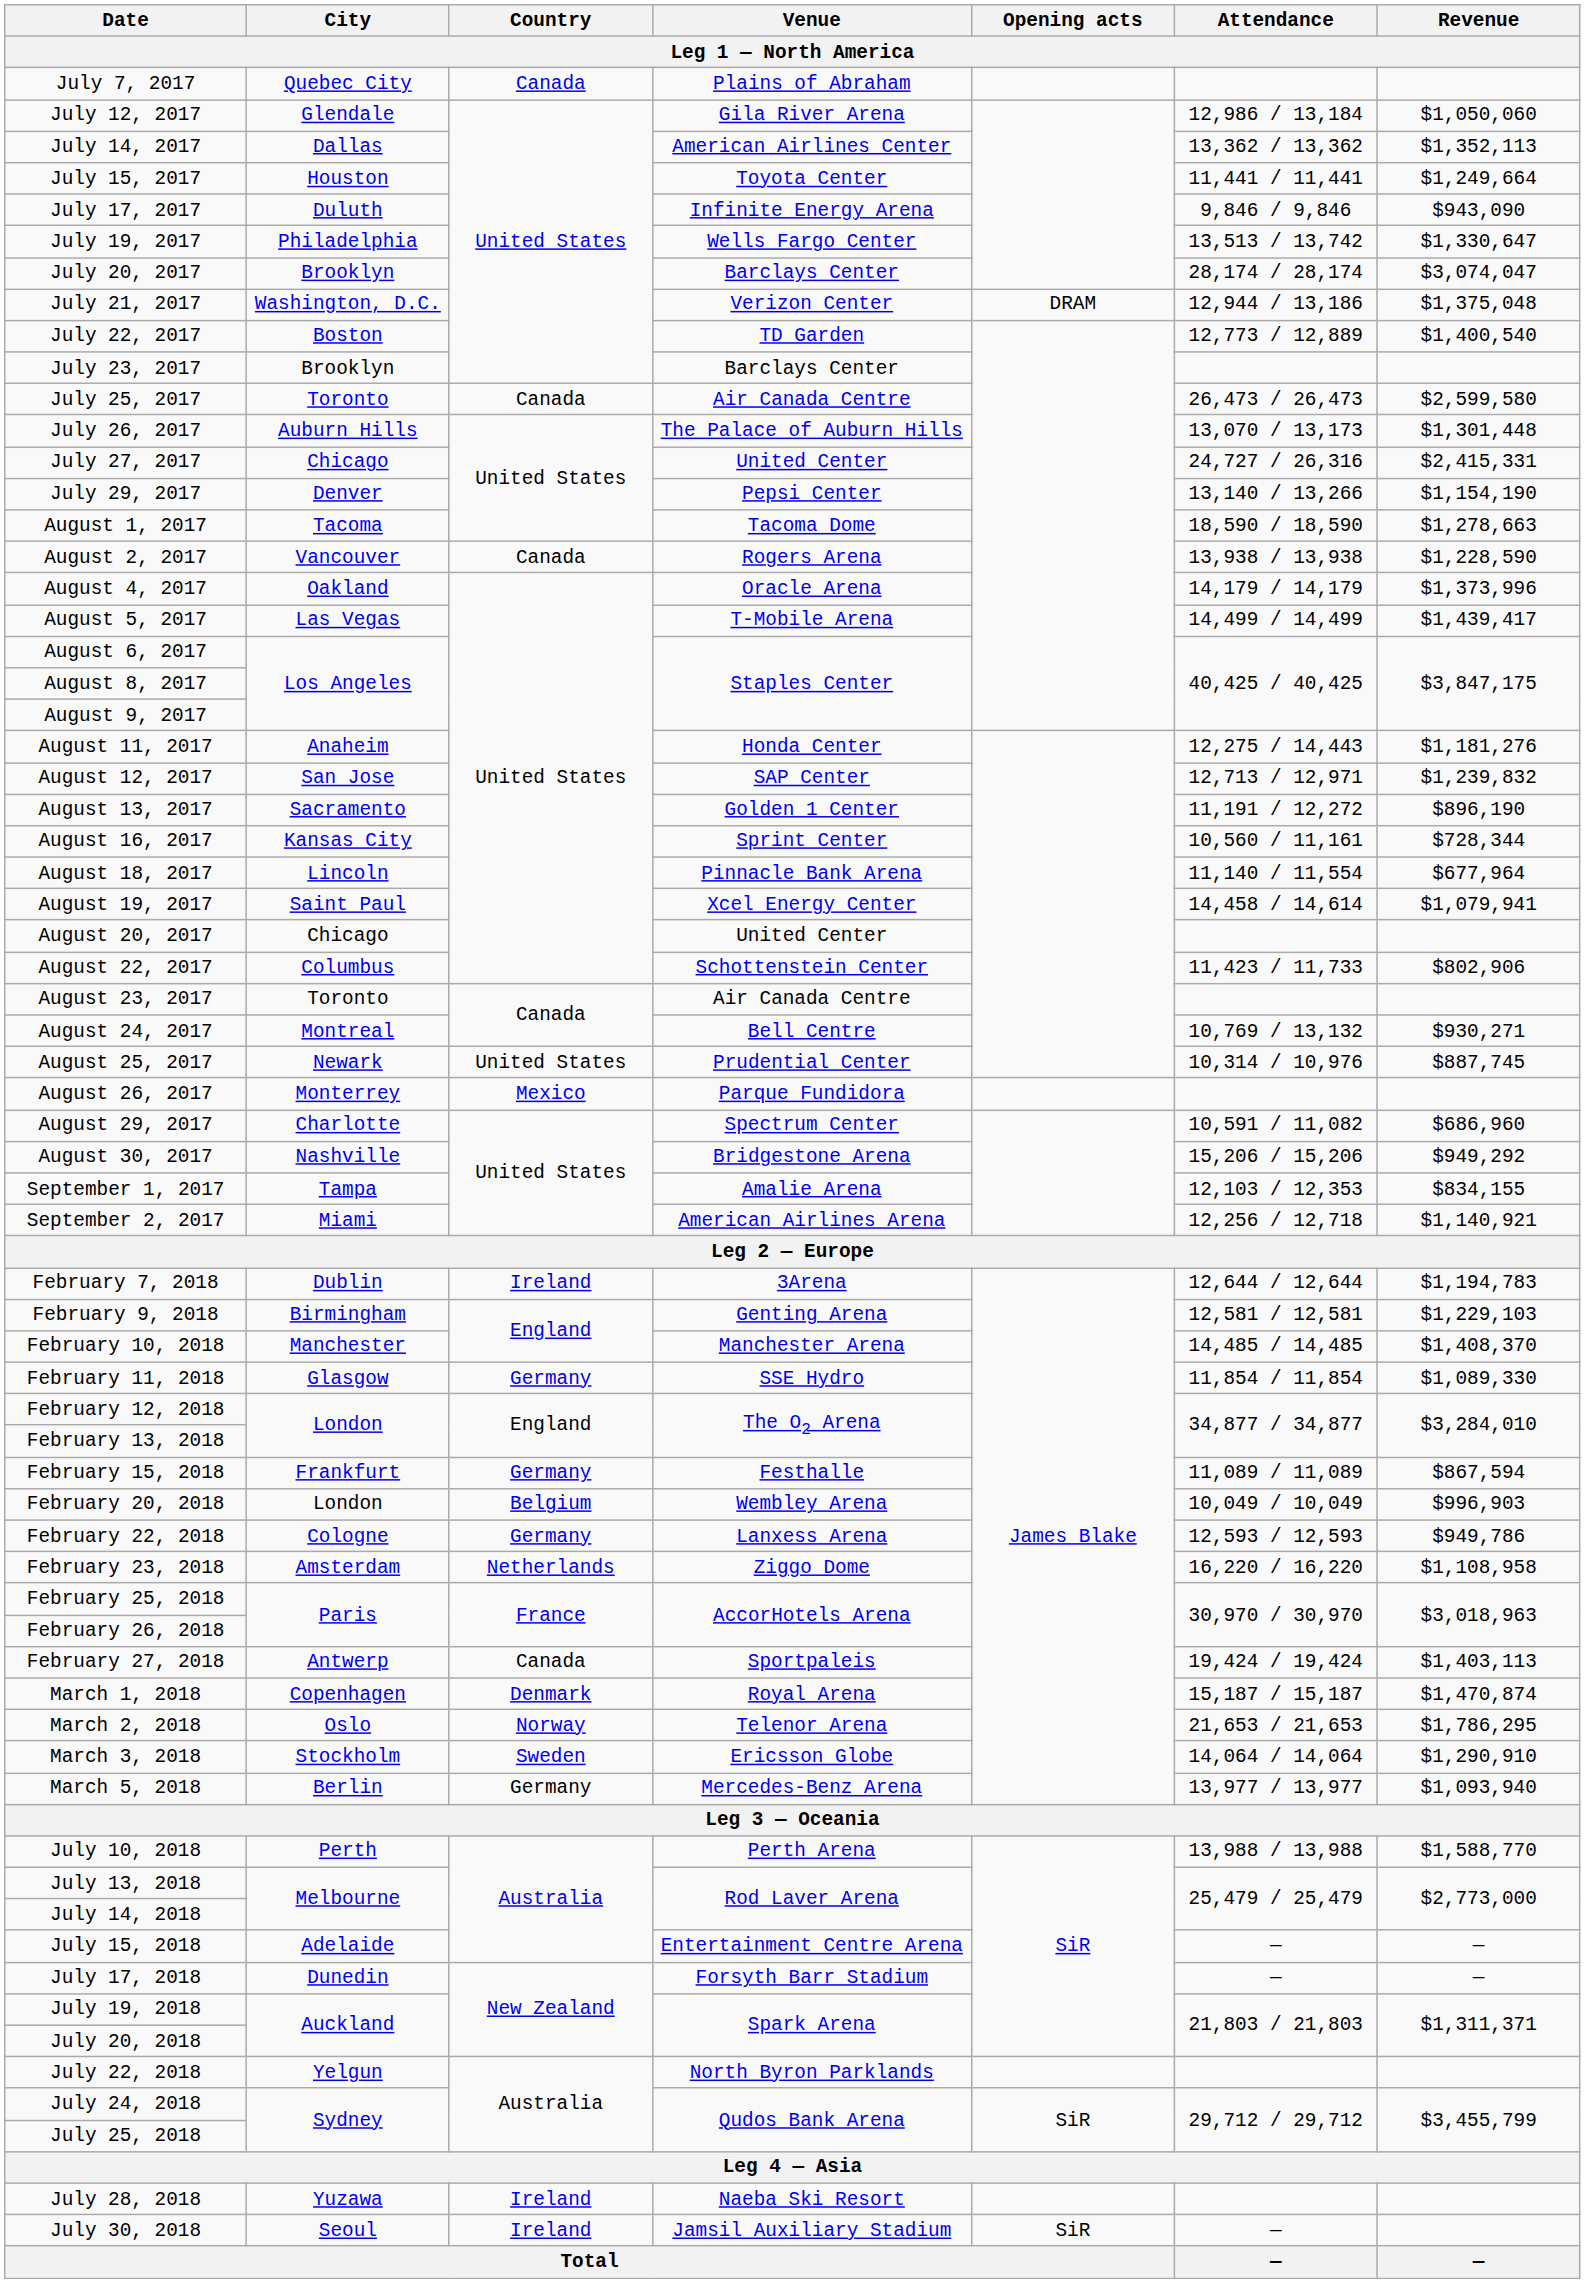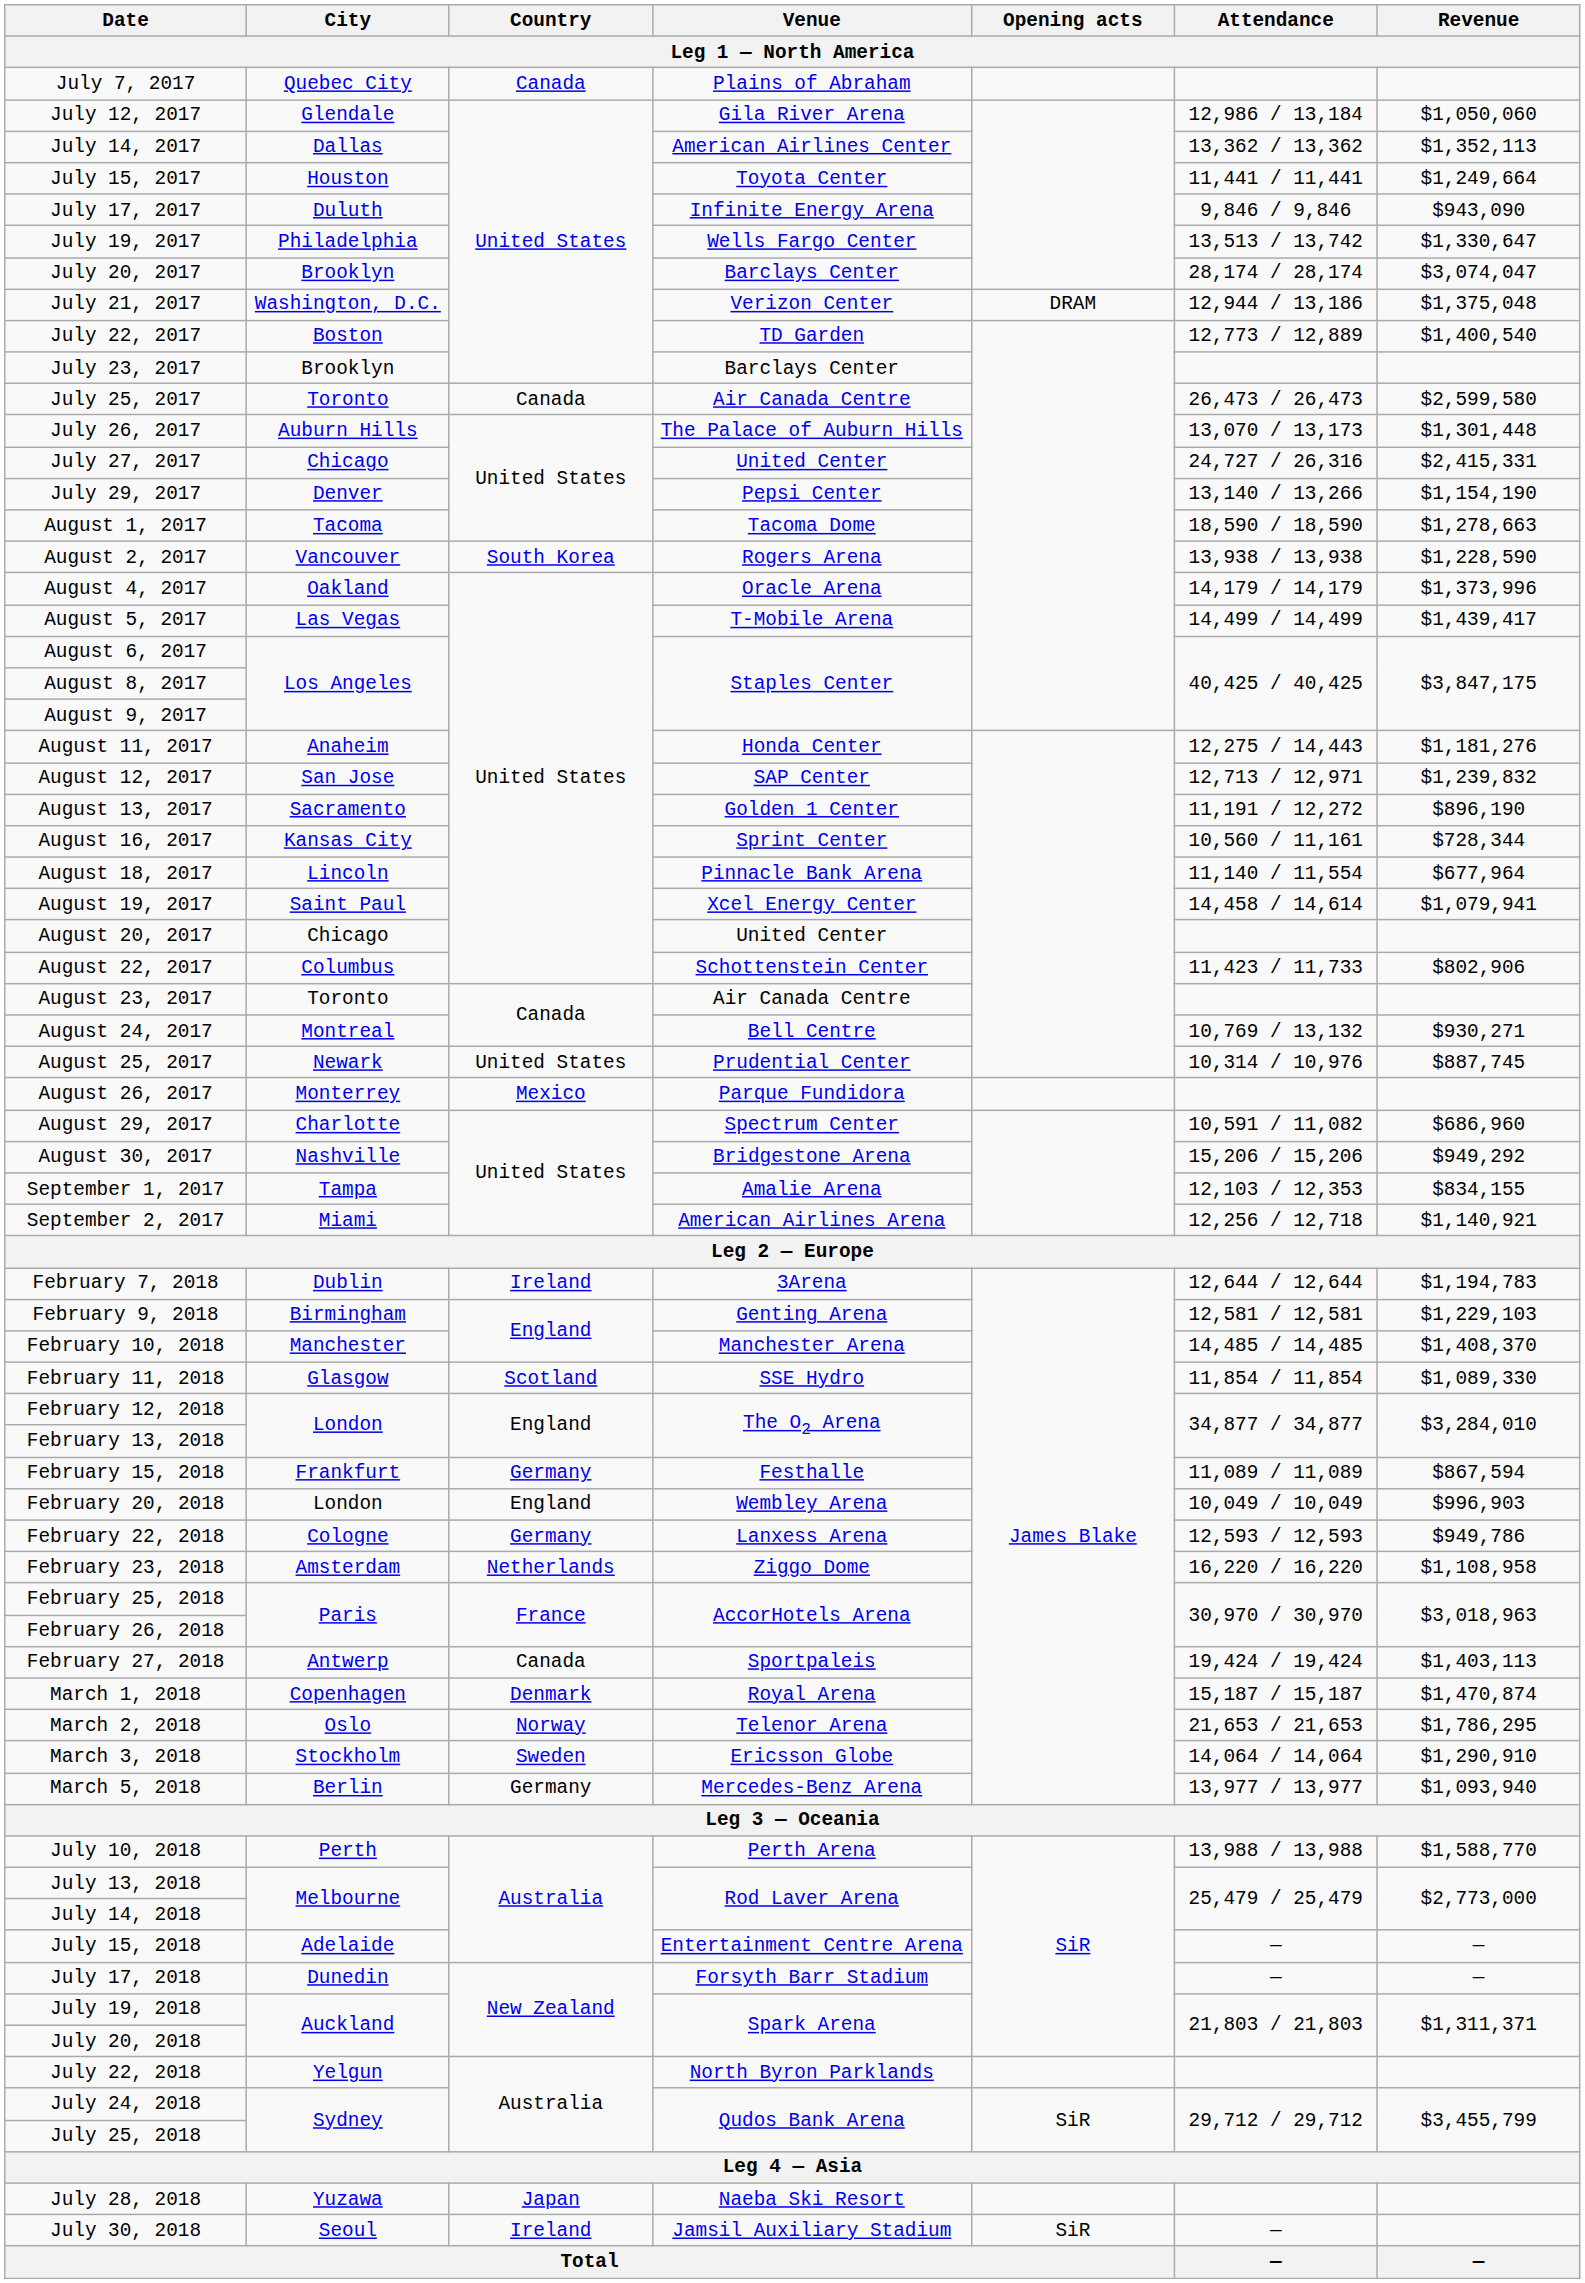(551, 557) Canada -> (551, 557) South Korea
(551, 1378) Germany -> (551, 1378) Scotland
(551, 1504) Belgium -> (551, 1504) England
(551, 2199) Ireland -> (551, 2199) Japan
